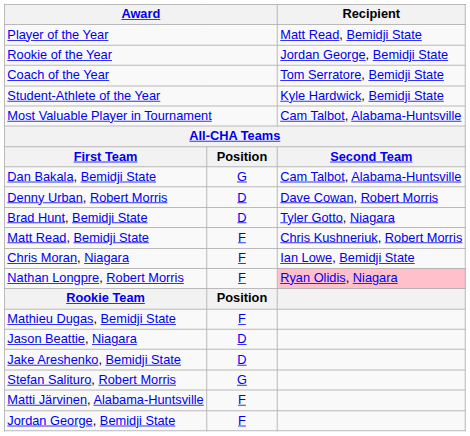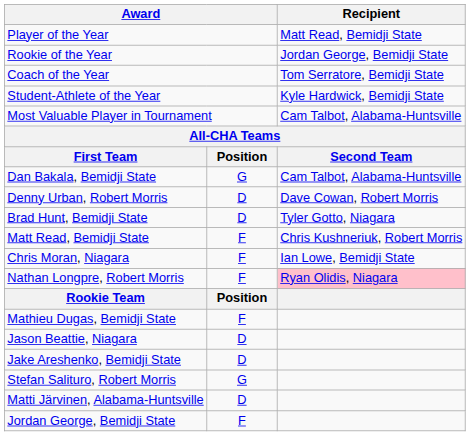(242, 400) F -> (242, 400) D
